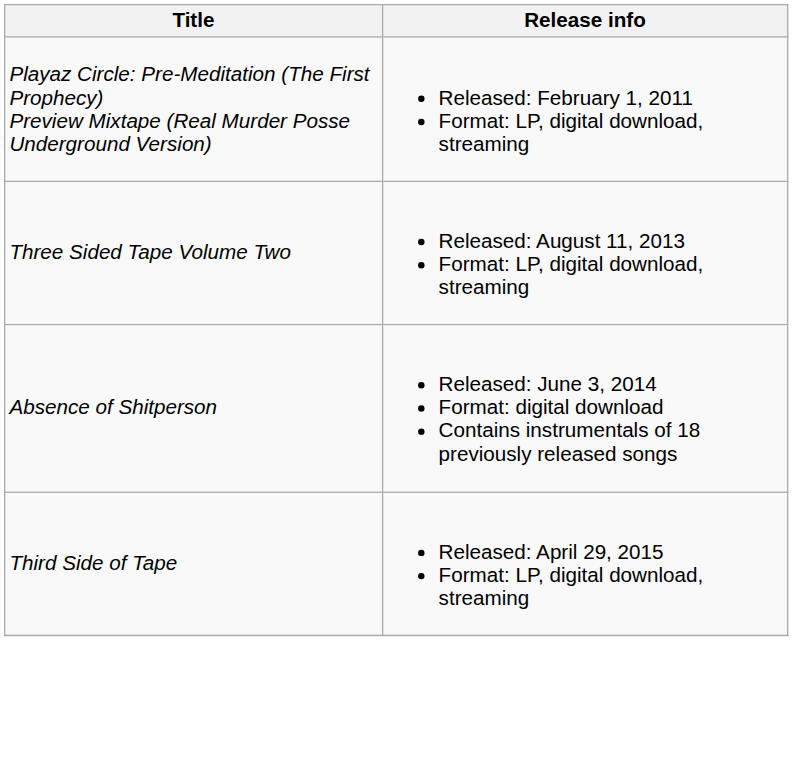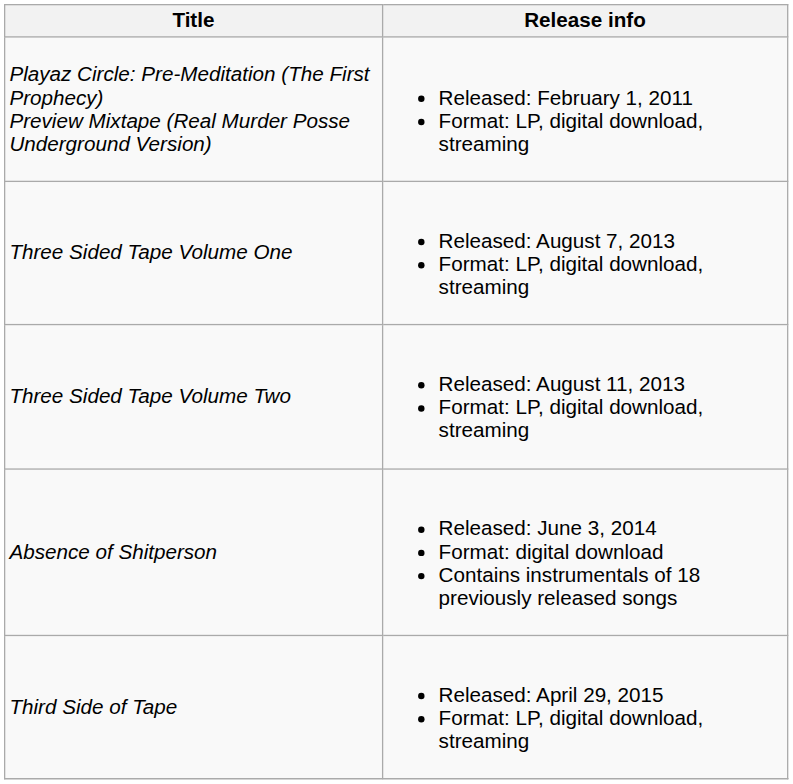+ row: (151, 252)
